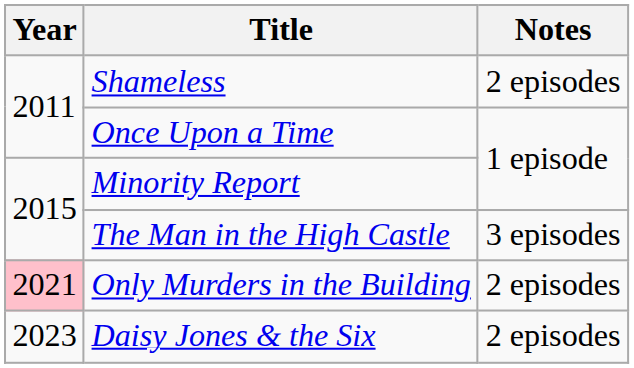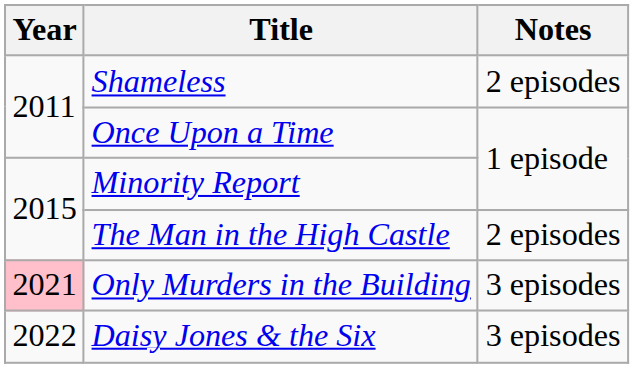(553, 234) 3 episodes -> (553, 234) 2 episodes
(553, 285) 2 episodes -> (553, 285) 3 episodes
(45, 336) 2023 -> (45, 336) 2022
(553, 336) 2 episodes -> (553, 336) 3 episodes
